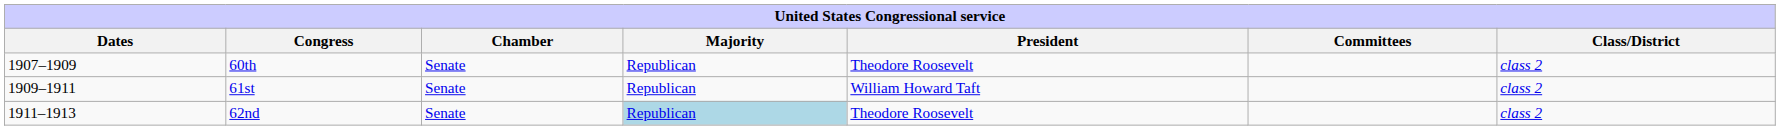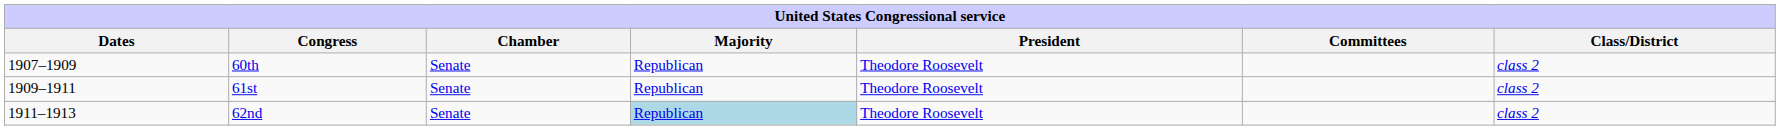(915, 88) William Howard Taft -> (922, 88) Theodore Roosevelt
